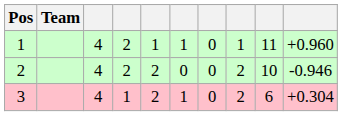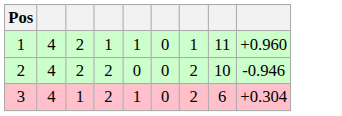- column: (61, 17)
